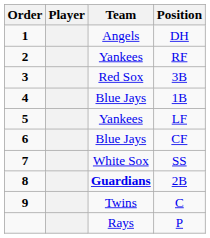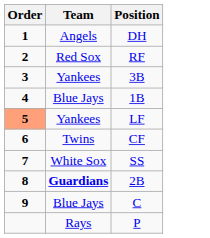- column: (67, 14)
(121, 56) Yankees -> (78, 56) Red Sox
(121, 77) Red Sox -> (78, 77) Yankees
(25, 118) no background -> (25, 118) lightsalmon background
(121, 139) Blue Jays -> (78, 139) Twins
(121, 202) Twins -> (78, 202) Blue Jays
